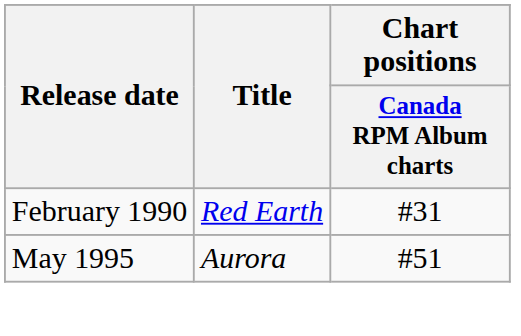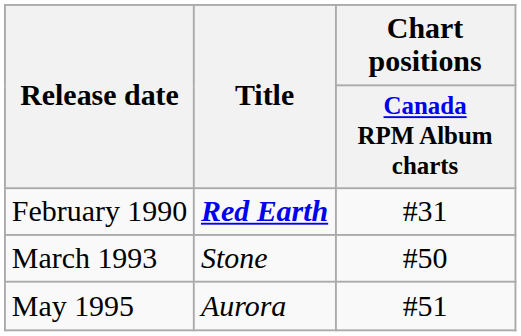(262, 210) normal -> (265, 210) bold
+ row: (85, 258)
